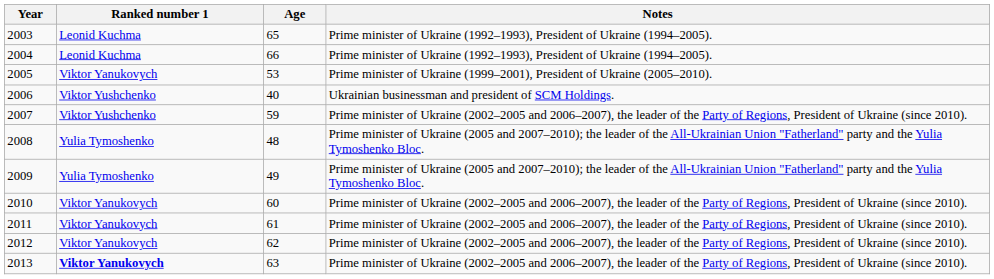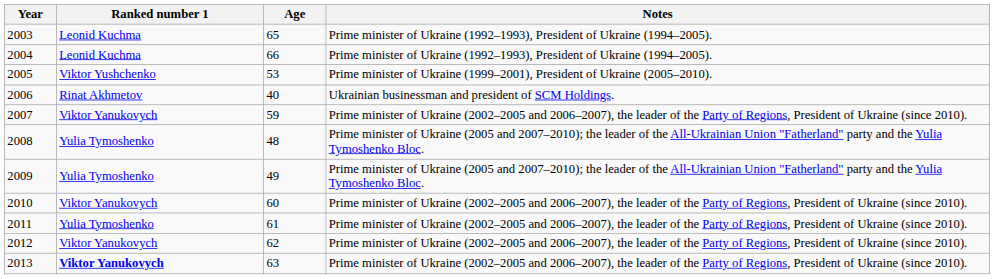(108, 74) Viktor Yanukovych -> (108, 74) Viktor Yushchenko
(108, 94) Viktor Yushchenko -> (101, 94) Rinat Akhmetov
(108, 114) Viktor Yushchenko -> (108, 114) Viktor Yanukovych
(108, 223) Viktor Yanukovych -> (107, 223) Yulia Tymoshenko
